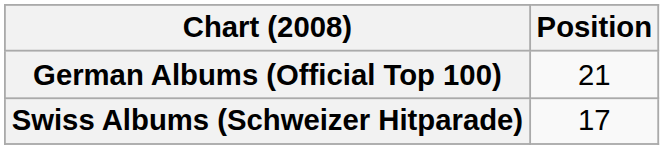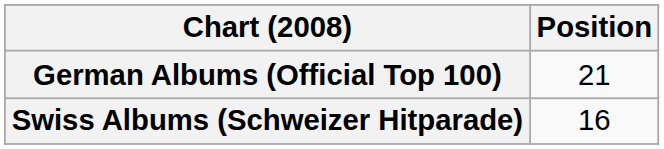(594, 120) 17 -> (594, 120) 16
